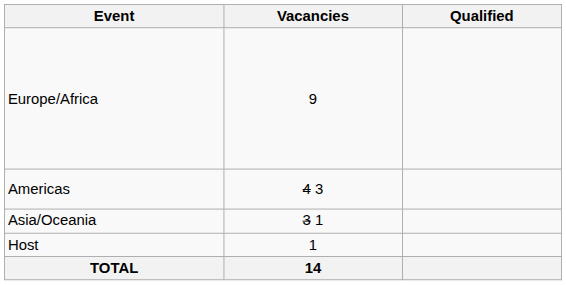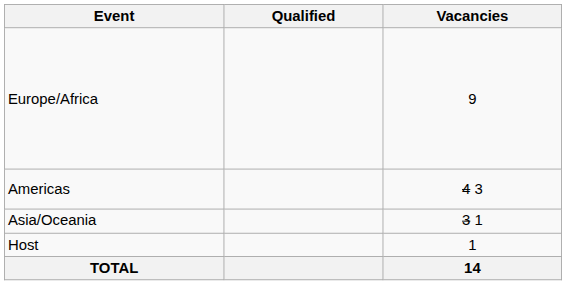columns swapped: (313, 16) <-> (482, 16)
